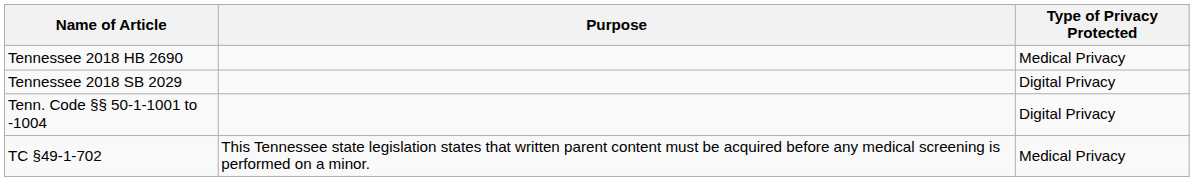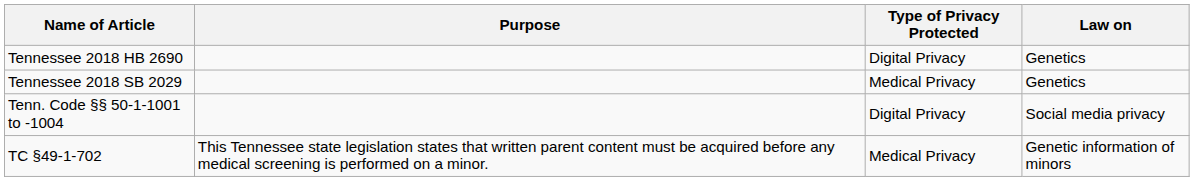+ column: (1106, 25)
(1072, 57) Medical Privacy -> (917, 57) Digital Privacy
(1067, 81) Digital Privacy -> (922, 81) Medical Privacy
